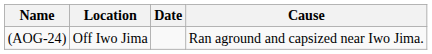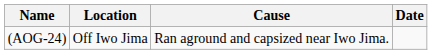columns swapped: (168, 15) <-> (306, 15)
